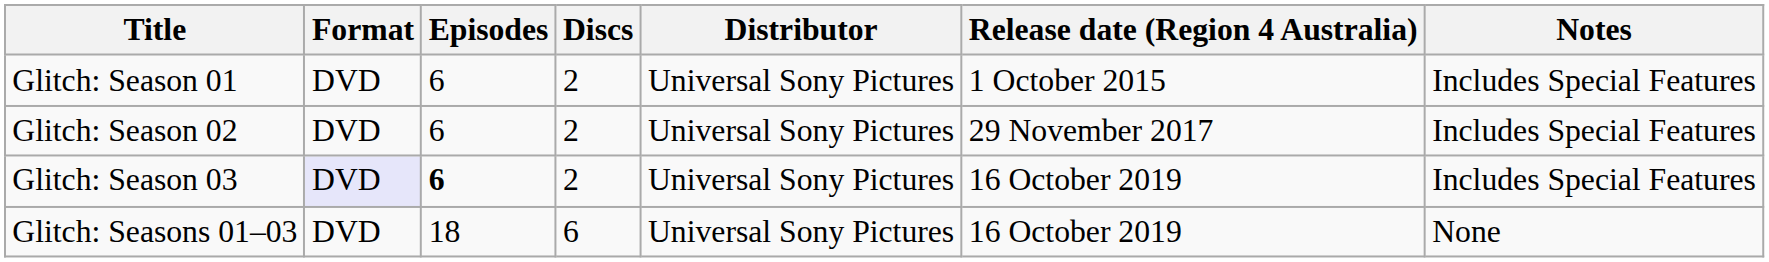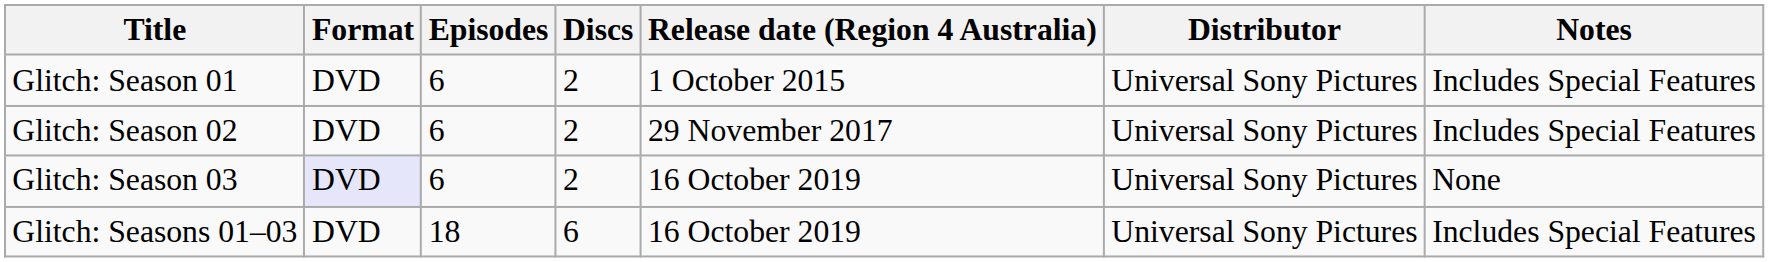columns swapped: (1193, 29) <-> (801, 29)
(437, 180) bold -> (437, 180) normal
(1594, 180) Includes Special Features -> (1466, 180) None
(1466, 230) None -> (1594, 230) Includes Special Features
